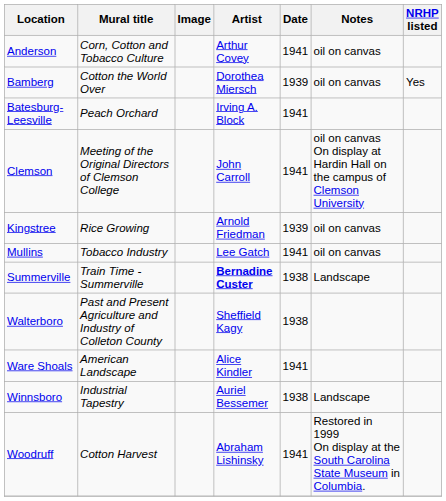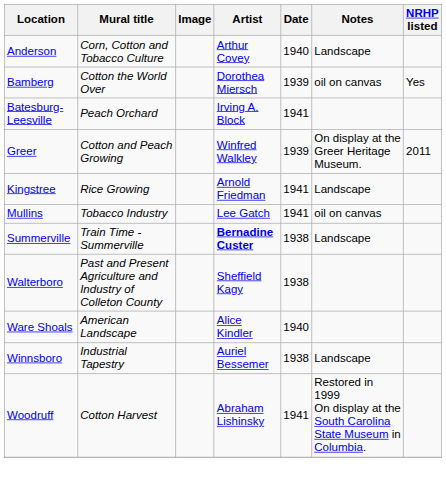(295, 51) 1941 -> (296, 51) 1940
(347, 51) oil on canvas -> (342, 51) Landscape
- row: (30, 170)
+ row: (22, 151)
(295, 228) 1939 -> (296, 189) 1941
(347, 228) oil on canvas -> (342, 189) Landscape
(295, 365) 1941 -> (296, 327) 1940
